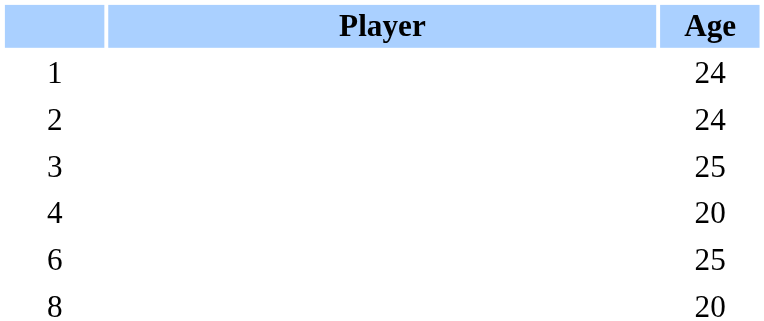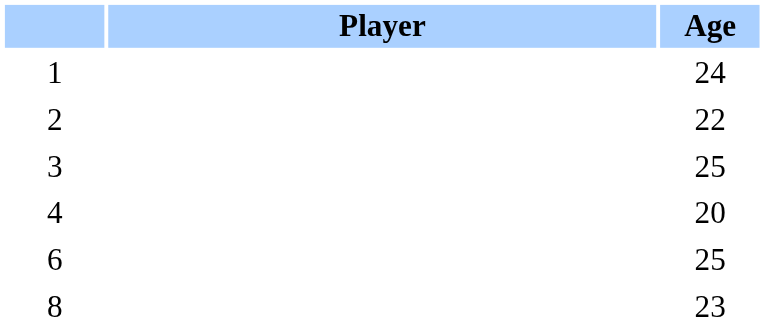(710, 119) 24 -> (710, 119) 22
(710, 306) 20 -> (710, 306) 23
